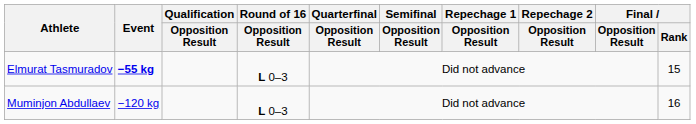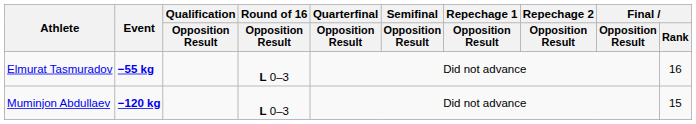(674, 69) 15 -> (675, 69) 16
(139, 103) normal -> (139, 103) bold
(674, 103) 16 -> (675, 103) 15
